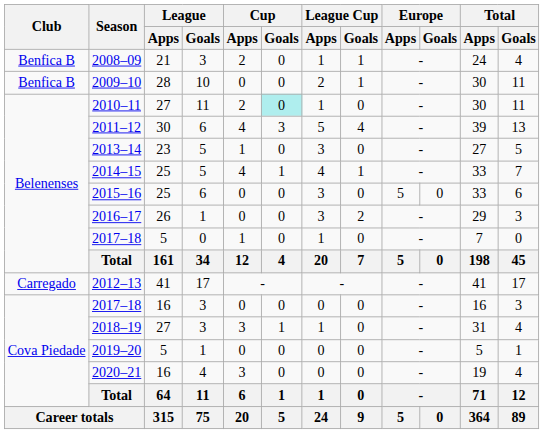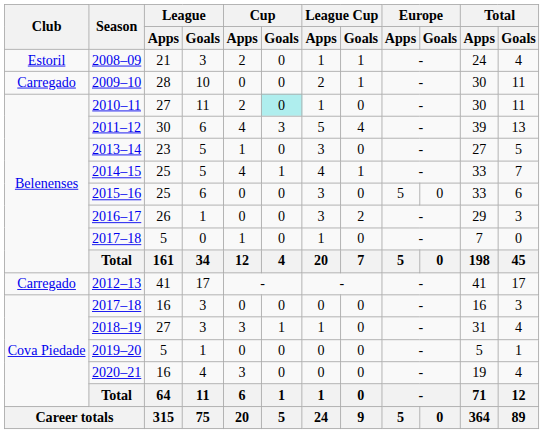(47, 60) Benfica B -> (47, 60) Estoril
(47, 82) Benfica B -> (47, 82) Carregado
